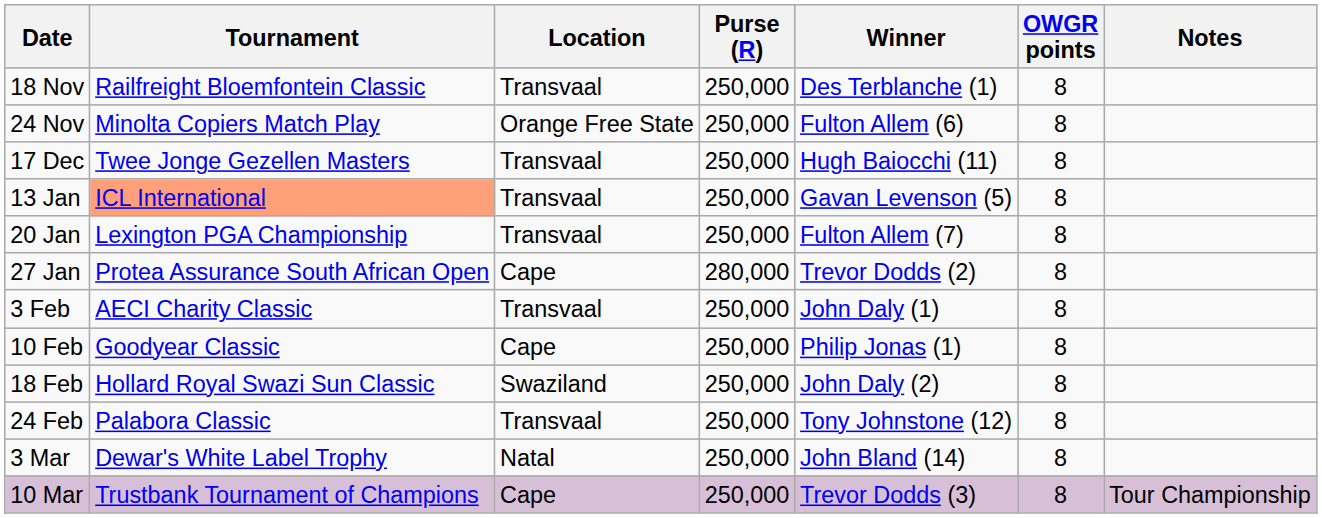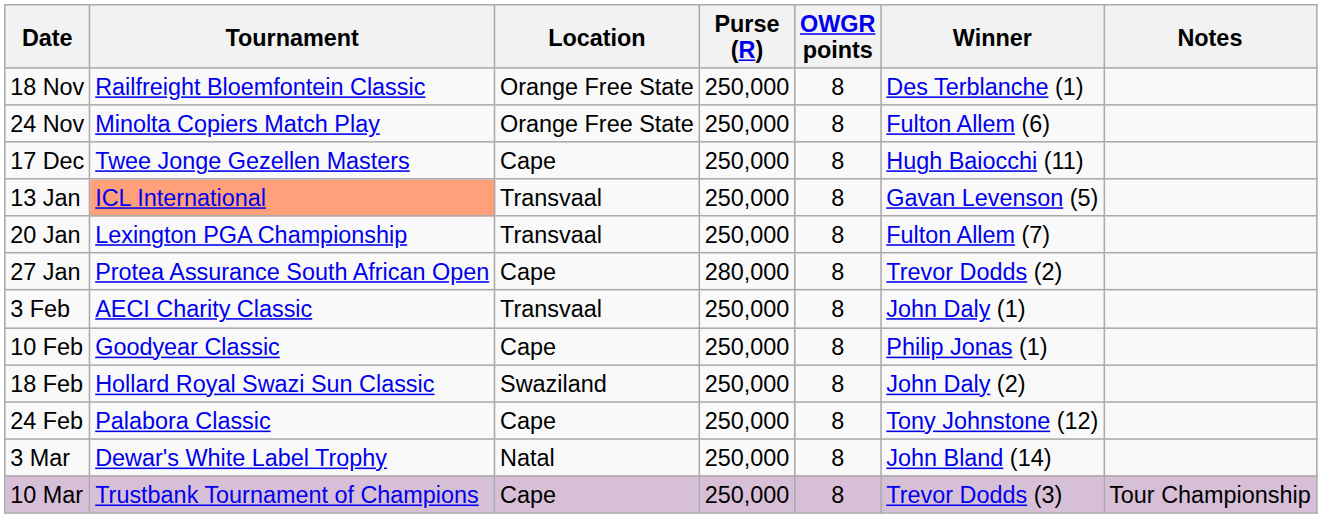columns swapped: (906, 37) <-> (1061, 37)
(551, 87) Transvaal -> (597, 87) Orange Free State
(551, 161) Transvaal -> (528, 161) Cape
(551, 420) Transvaal -> (528, 420) Cape
